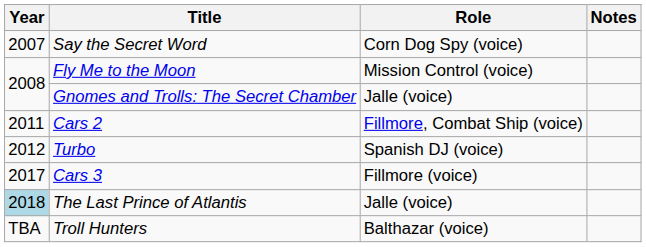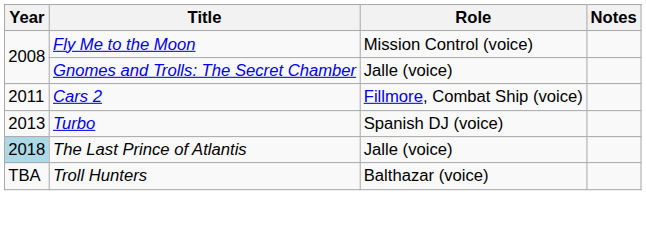- row: (130, 44)
(27, 149) 2012 -> (27, 123) 2013
- row: (78, 176)
